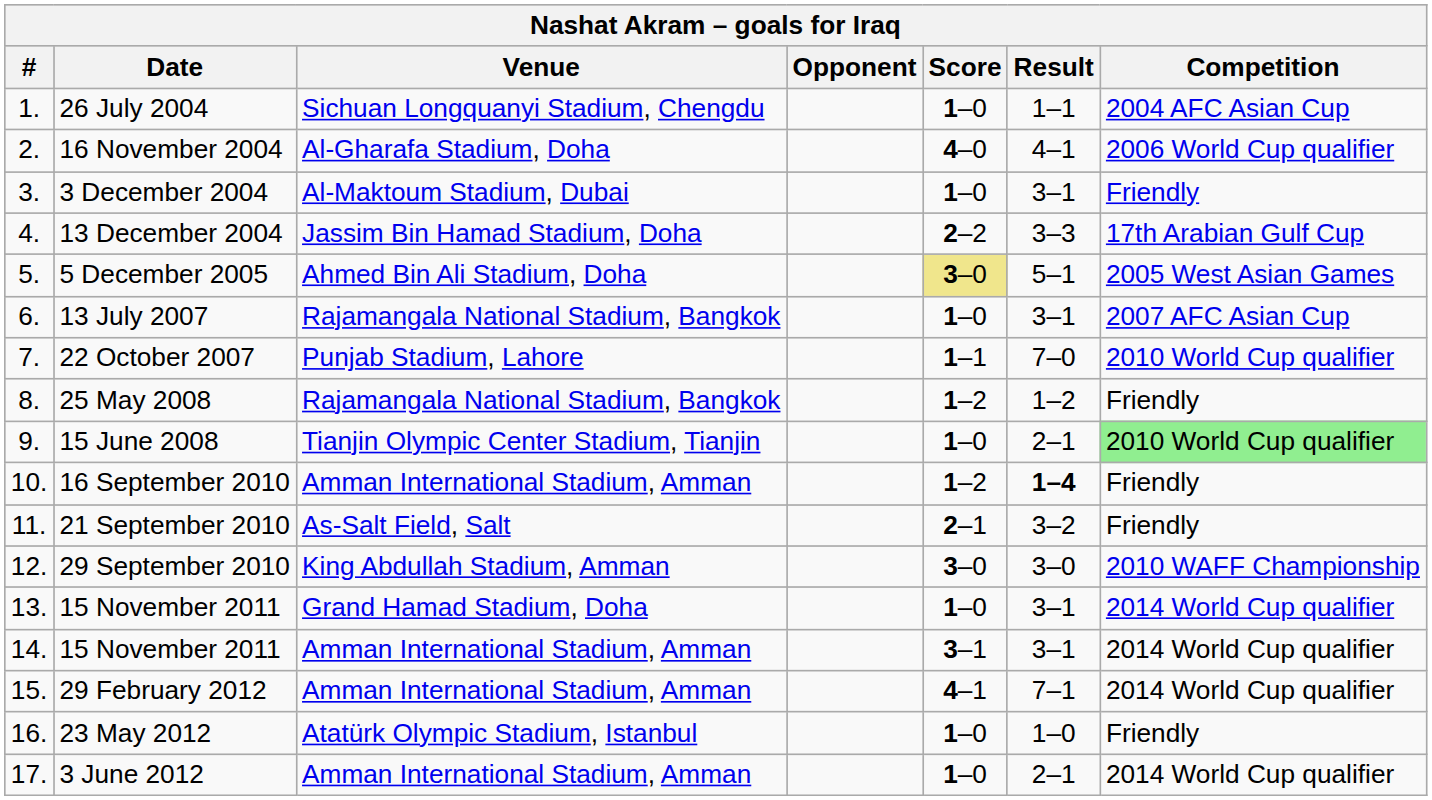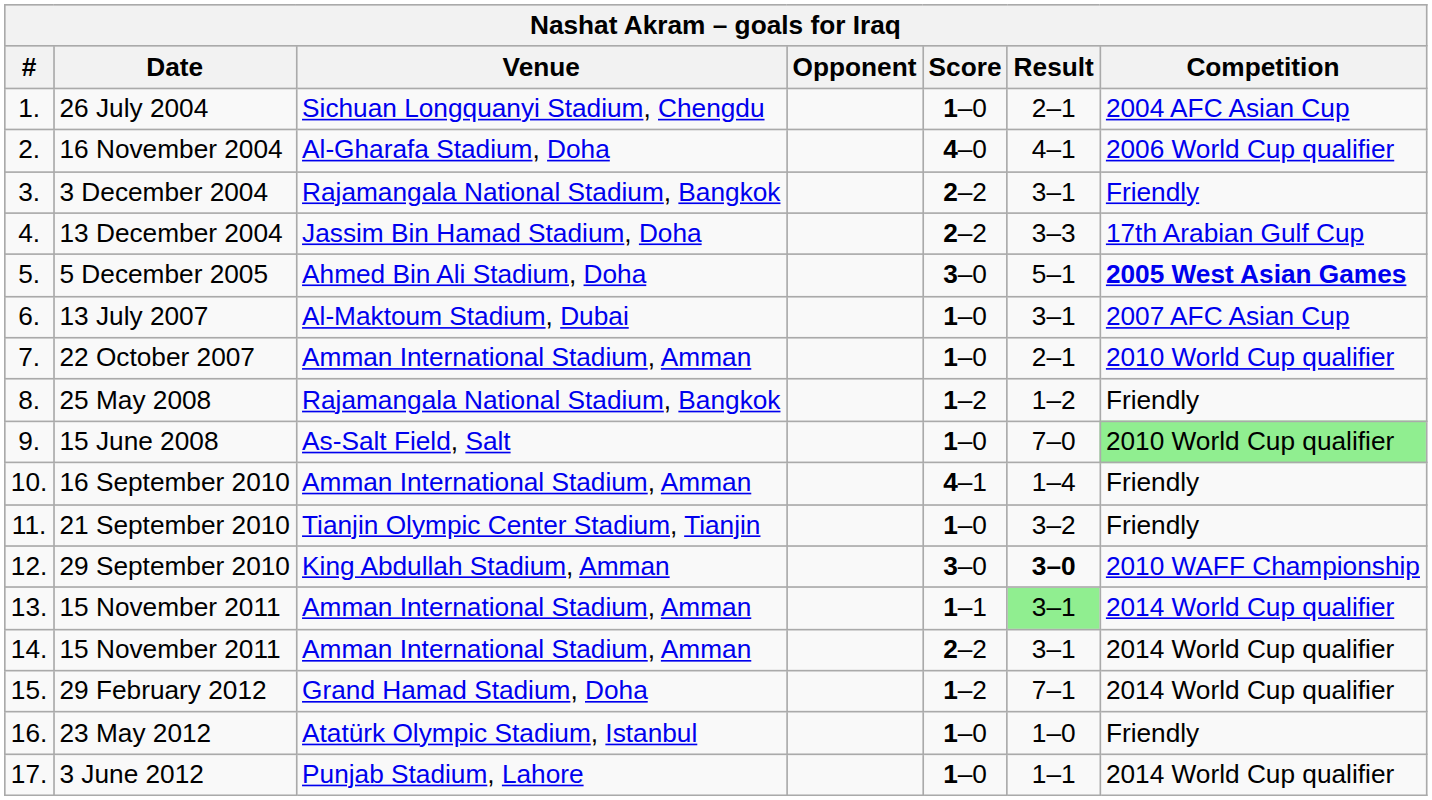(1054, 108) 1–1 -> (1054, 108) 2–1
(465, 191) Al-Maktoum Stadium, Dubai -> (541, 191) Rajamangala National Stadium, Bangkok
(965, 191) 1–0 -> (965, 191) 2–2
(965, 274) khaki background -> (965, 274) no background
(1250, 274) normal -> (1256, 274) bold
(541, 316) Rajamangala National Stadium, Bangkok -> (465, 316) Al-Maktoum Stadium, Dubai
(443, 358) Punjab Stadium, Lahore -> (527, 358) Amman International Stadium, Amman
(965, 358) 1–1 -> (965, 358) 1–0
(1054, 358) 7–0 -> (1054, 358) 2–1
(531, 441) Tianjin Olympic Center Stadium, Tianjin -> (406, 441) As-Salt Field, Salt
(1054, 441) 2–1 -> (1054, 441) 7–0
(965, 483) 1–2 -> (965, 483) 4–1
(1054, 483) bold -> (1054, 483) normal
(406, 524) As-Salt Field, Salt -> (531, 524) Tianjin Olympic Center Stadium, Tianjin
(965, 524) 2–1 -> (965, 524) 1–0
(1054, 566) normal -> (1054, 566) bold
(475, 607) Grand Hamad Stadium, Doha -> (527, 607) Amman International Stadium, Amman
(965, 607) 1–0 -> (965, 607) 1–1
(1054, 607) no background -> (1054, 607) lightgreen background
(965, 649) 3–1 -> (965, 649) 2–2
(527, 691) Amman International Stadium, Amman -> (475, 691) Grand Hamad Stadium, Doha
(965, 691) 4–1 -> (965, 691) 1–2
(527, 774) Amman International Stadium, Amman -> (443, 774) Punjab Stadium, Lahore
(1054, 774) 2–1 -> (1054, 774) 1–1
